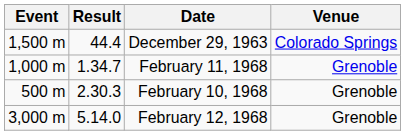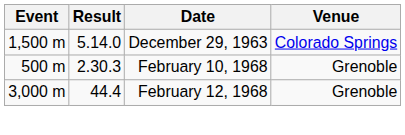(106, 42) 44.4 -> (99, 42) 5.14.0
- row: (203, 67)
(99, 117) 5.14.0 -> (106, 92) 44.4
